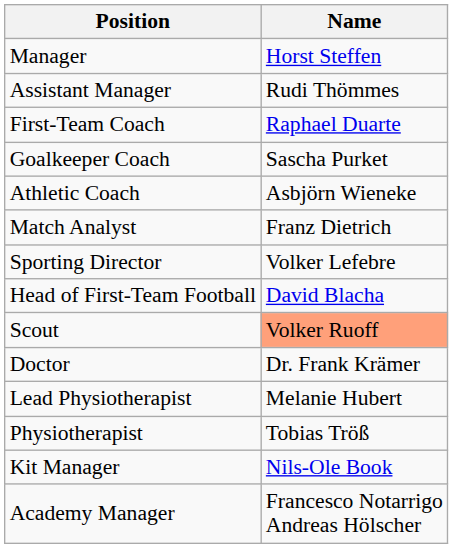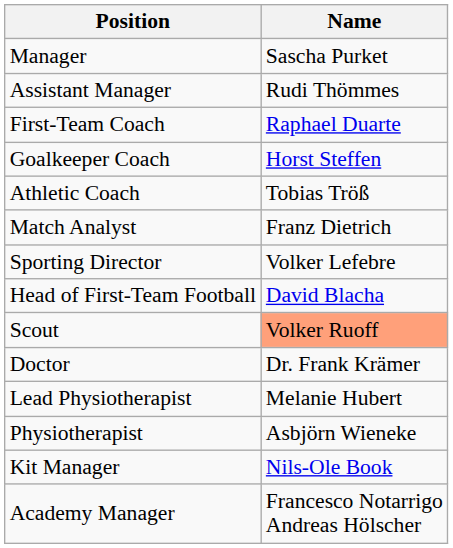(324, 55) Horst Steffen -> (327, 55) Sascha Purket
(327, 158) Sascha Purket -> (324, 158) Horst Steffen
(341, 192) Asbjörn Wieneke -> (318, 192) Tobias Tröß
(318, 432) Tobias Tröß -> (341, 432) Asbjörn Wieneke
